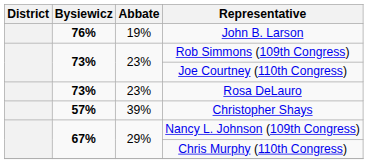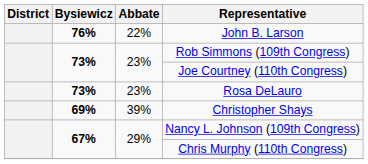(139, 33) 19% -> (139, 33) 22%
(84, 110) 57% -> (84, 110) 69%
